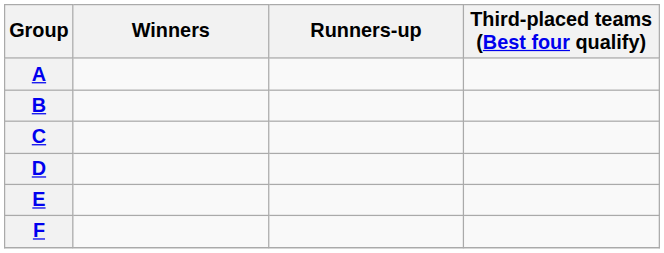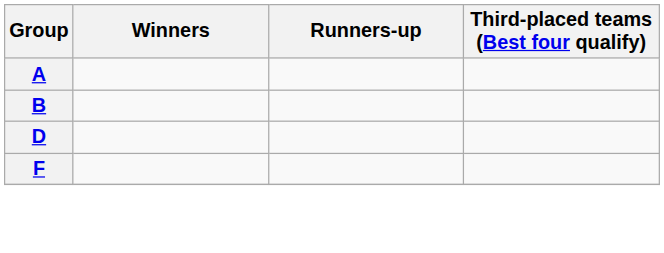- row: (39, 136)
- row: (39, 199)
